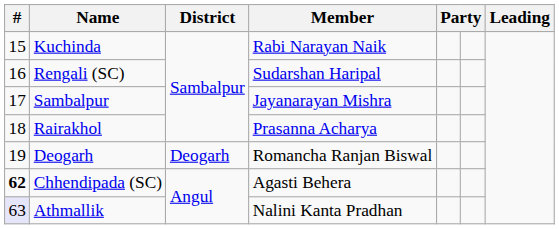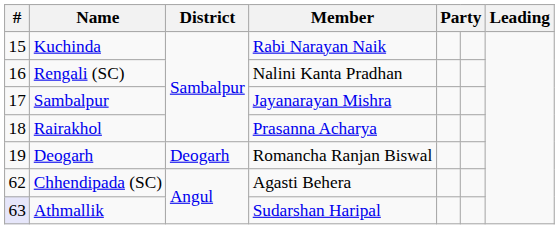(317, 73) Sudarshan Haripal -> (328, 73) Nalini Kanta Pradhan
(17, 182) bold -> (17, 182) normal
(328, 210) Nalini Kanta Pradhan -> (317, 210) Sudarshan Haripal
